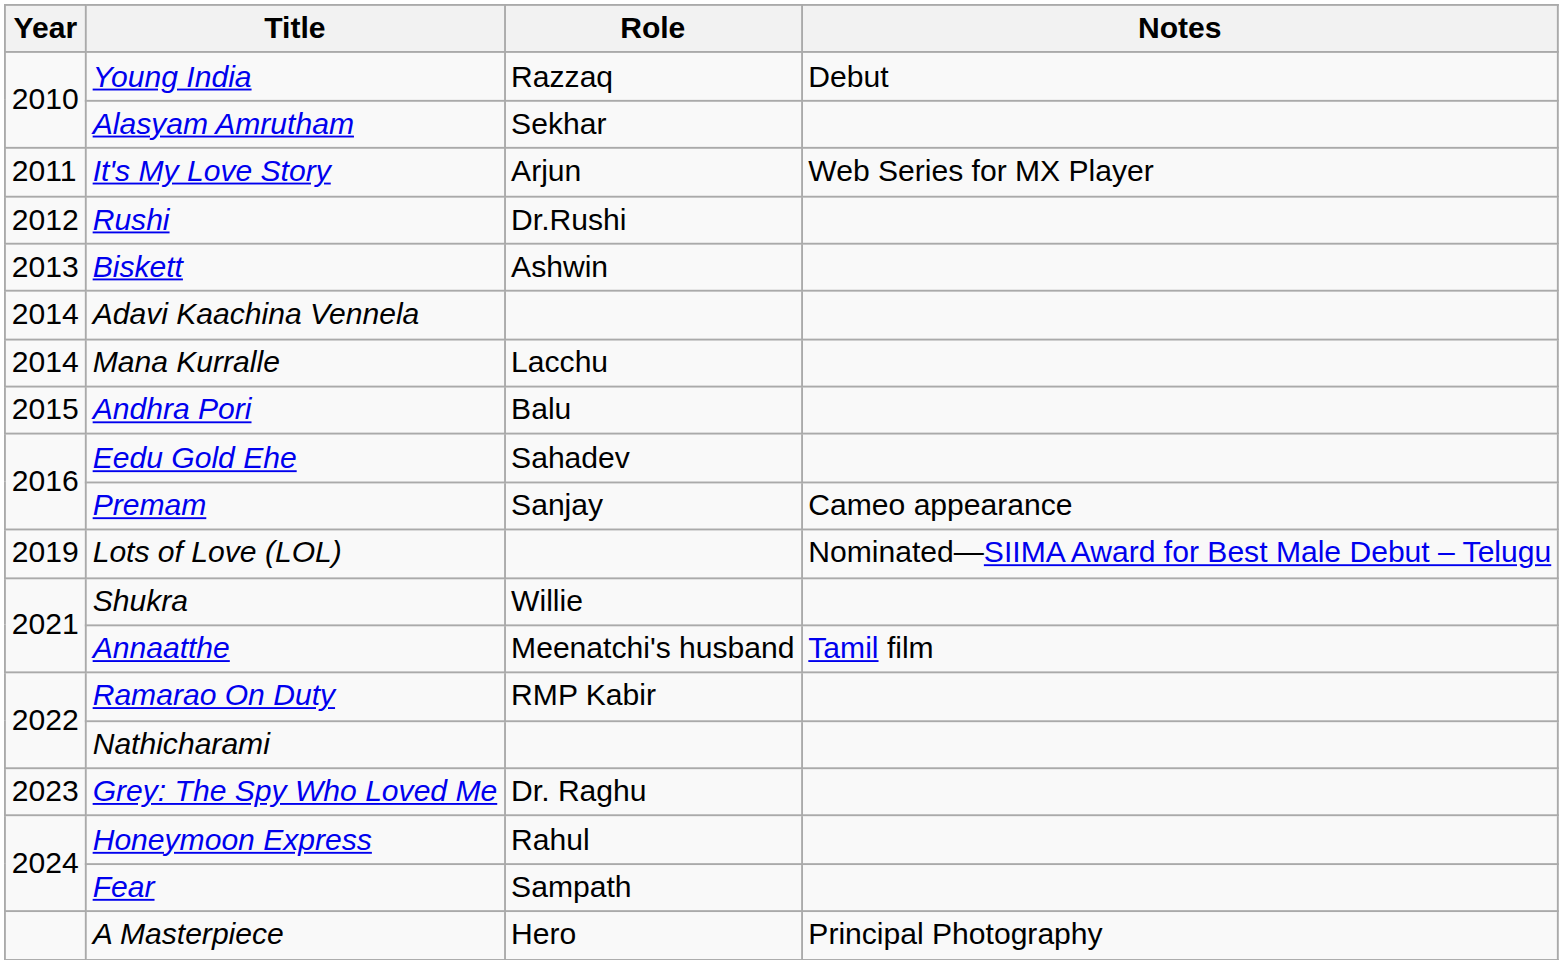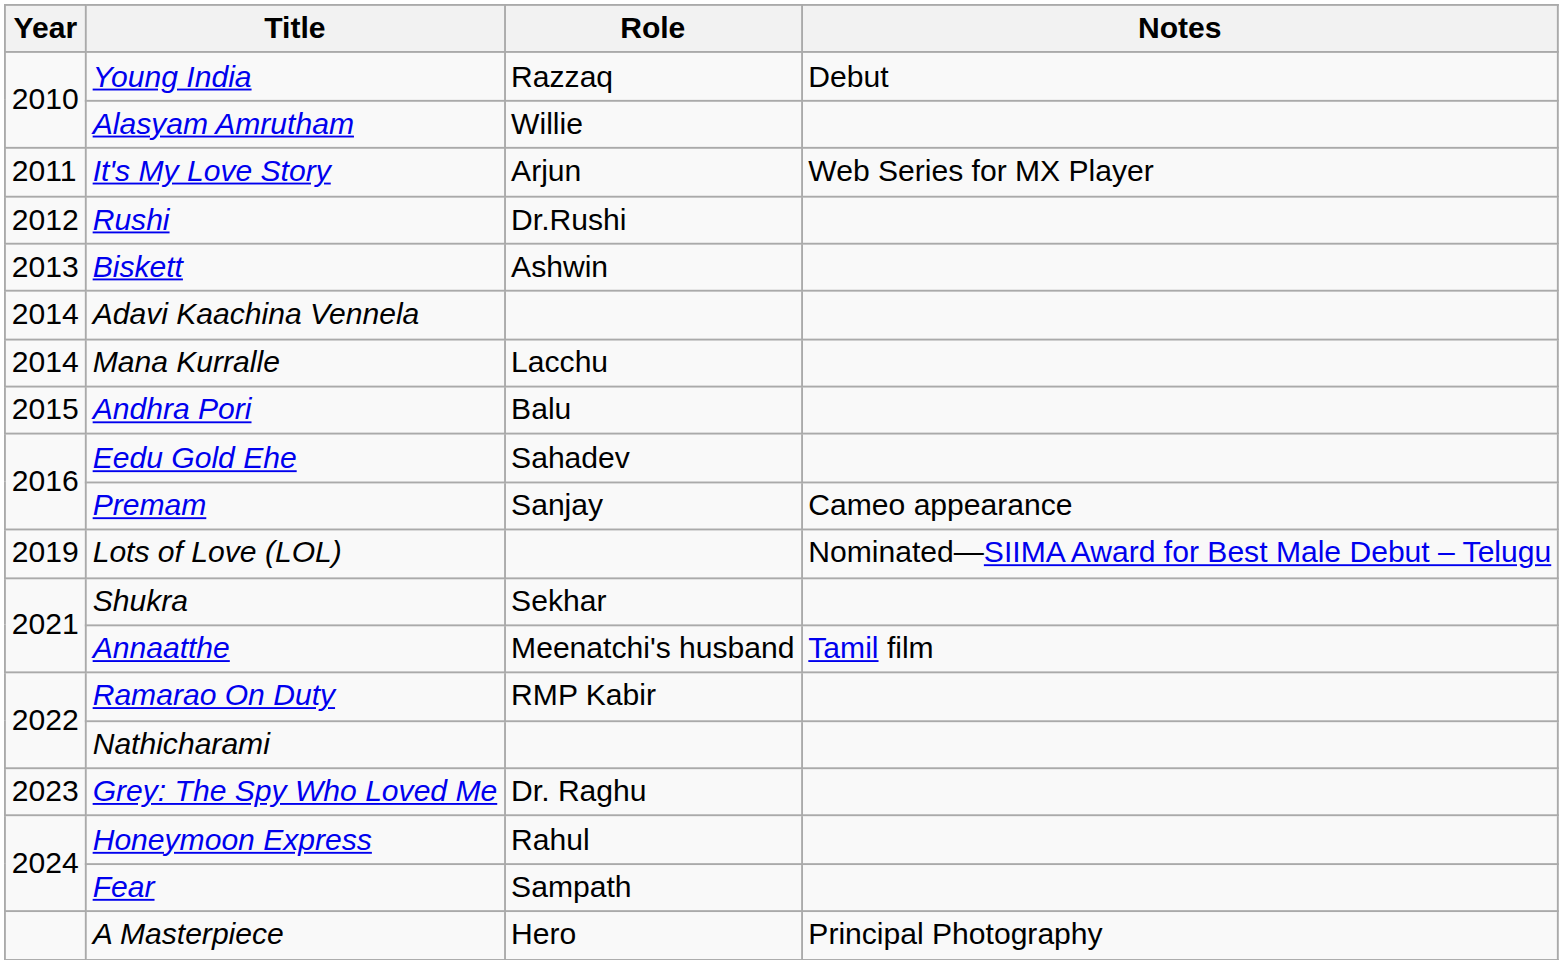(559, 123) Sekhar -> (547, 123) Willie
(547, 600) Willie -> (559, 600) Sekhar
